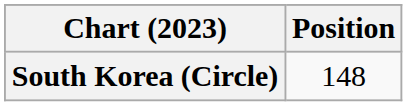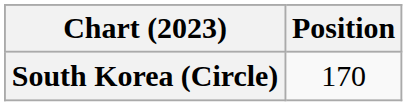(344, 75) 148 -> (344, 75) 170
